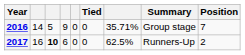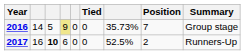columns swapped: (219, 12) <-> (169, 12)
(65, 27) no background -> (65, 27) khaki background
(122, 27) 35.71% -> (122, 27) 35.73%
(120, 42) 62.5% -> (120, 42) 52.5%
